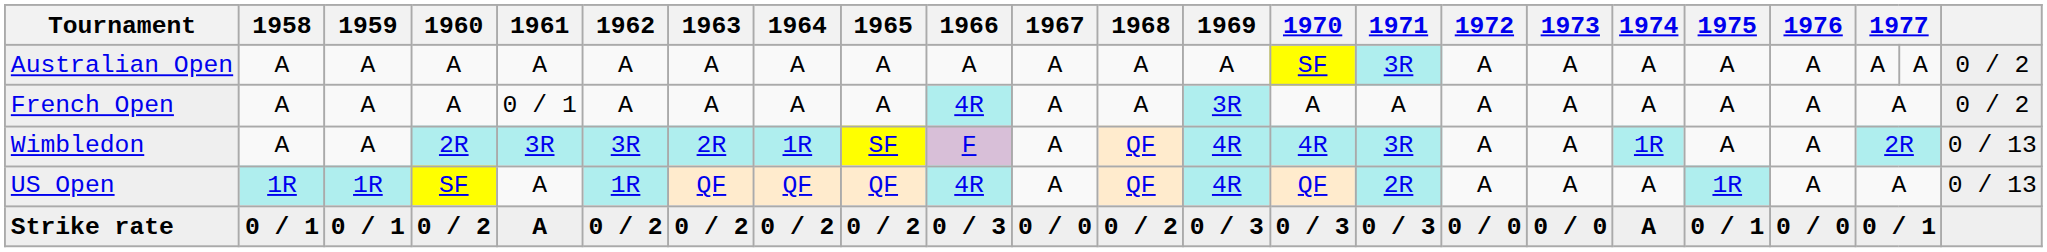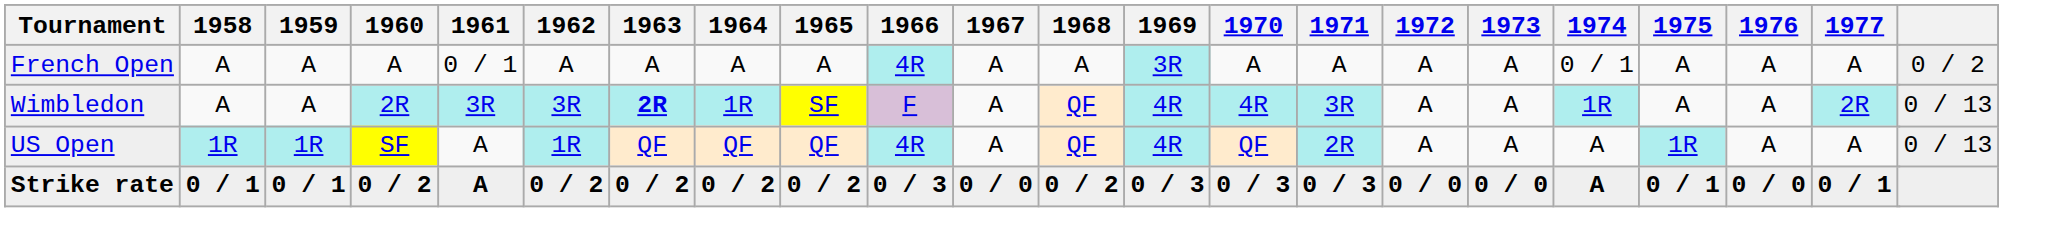- row: (122, 65)
(1649, 106) A -> (1597, 65) 0 / 1
(711, 146) normal -> (652, 106) bold
